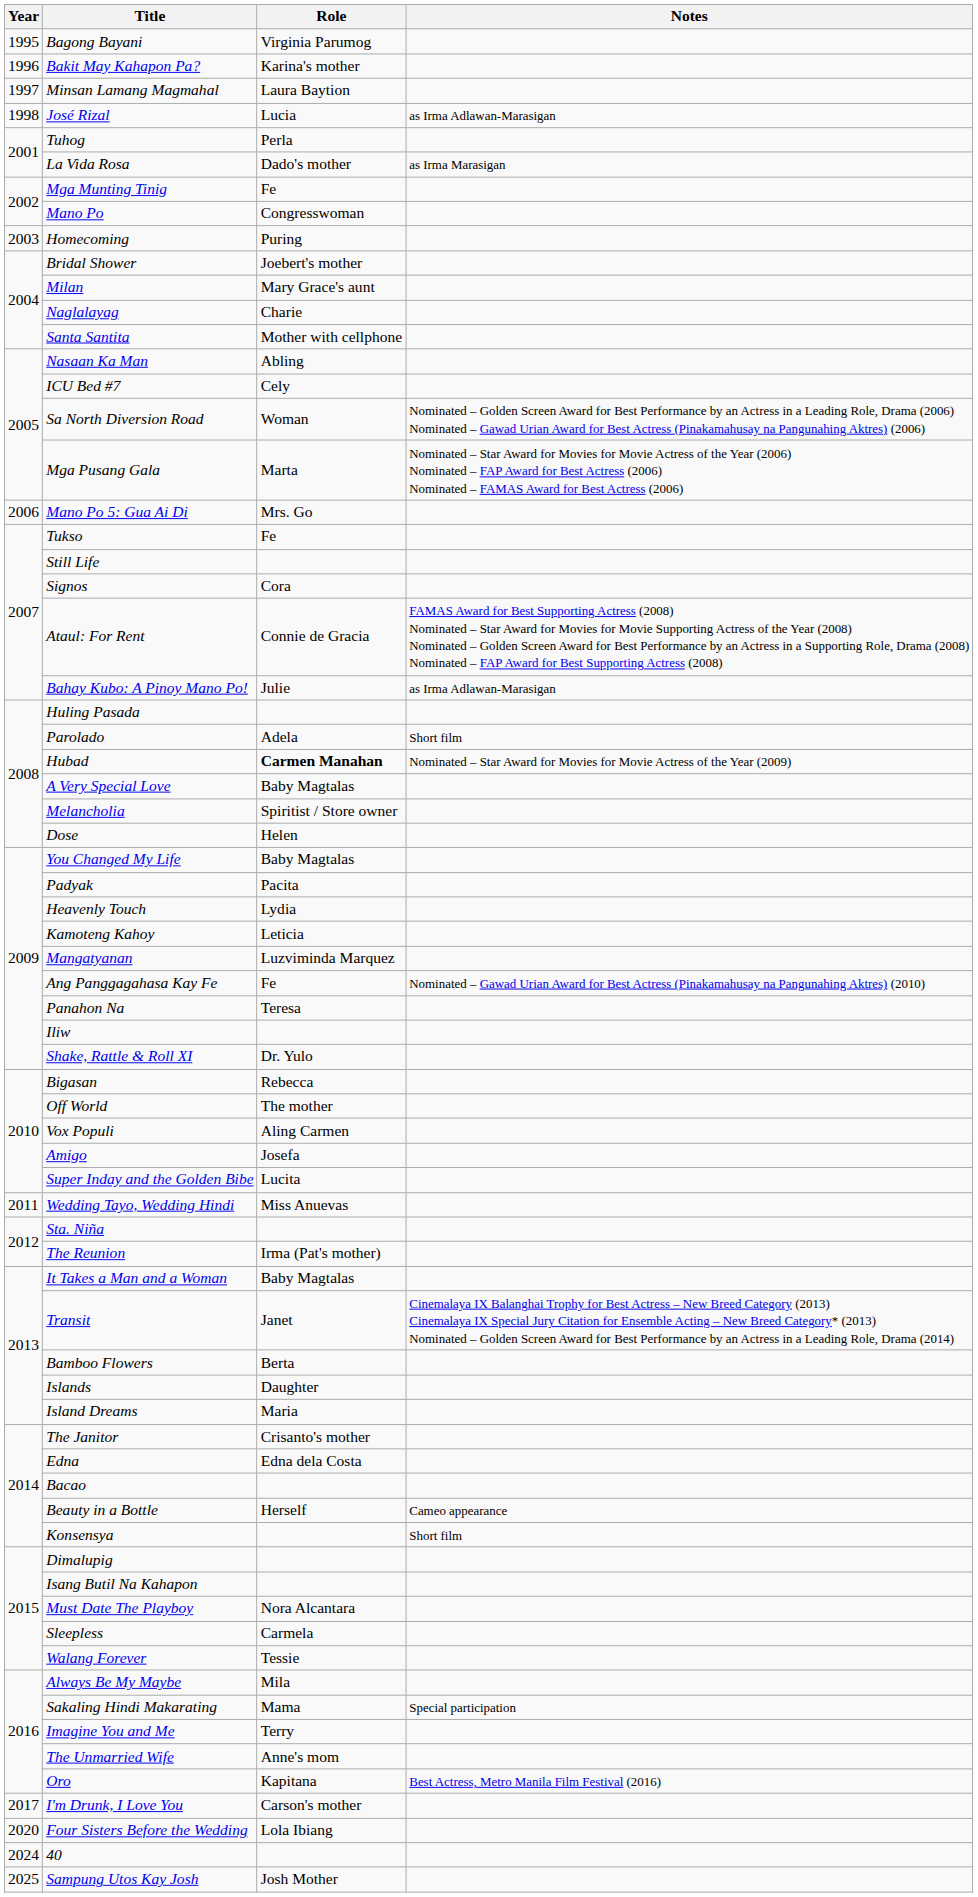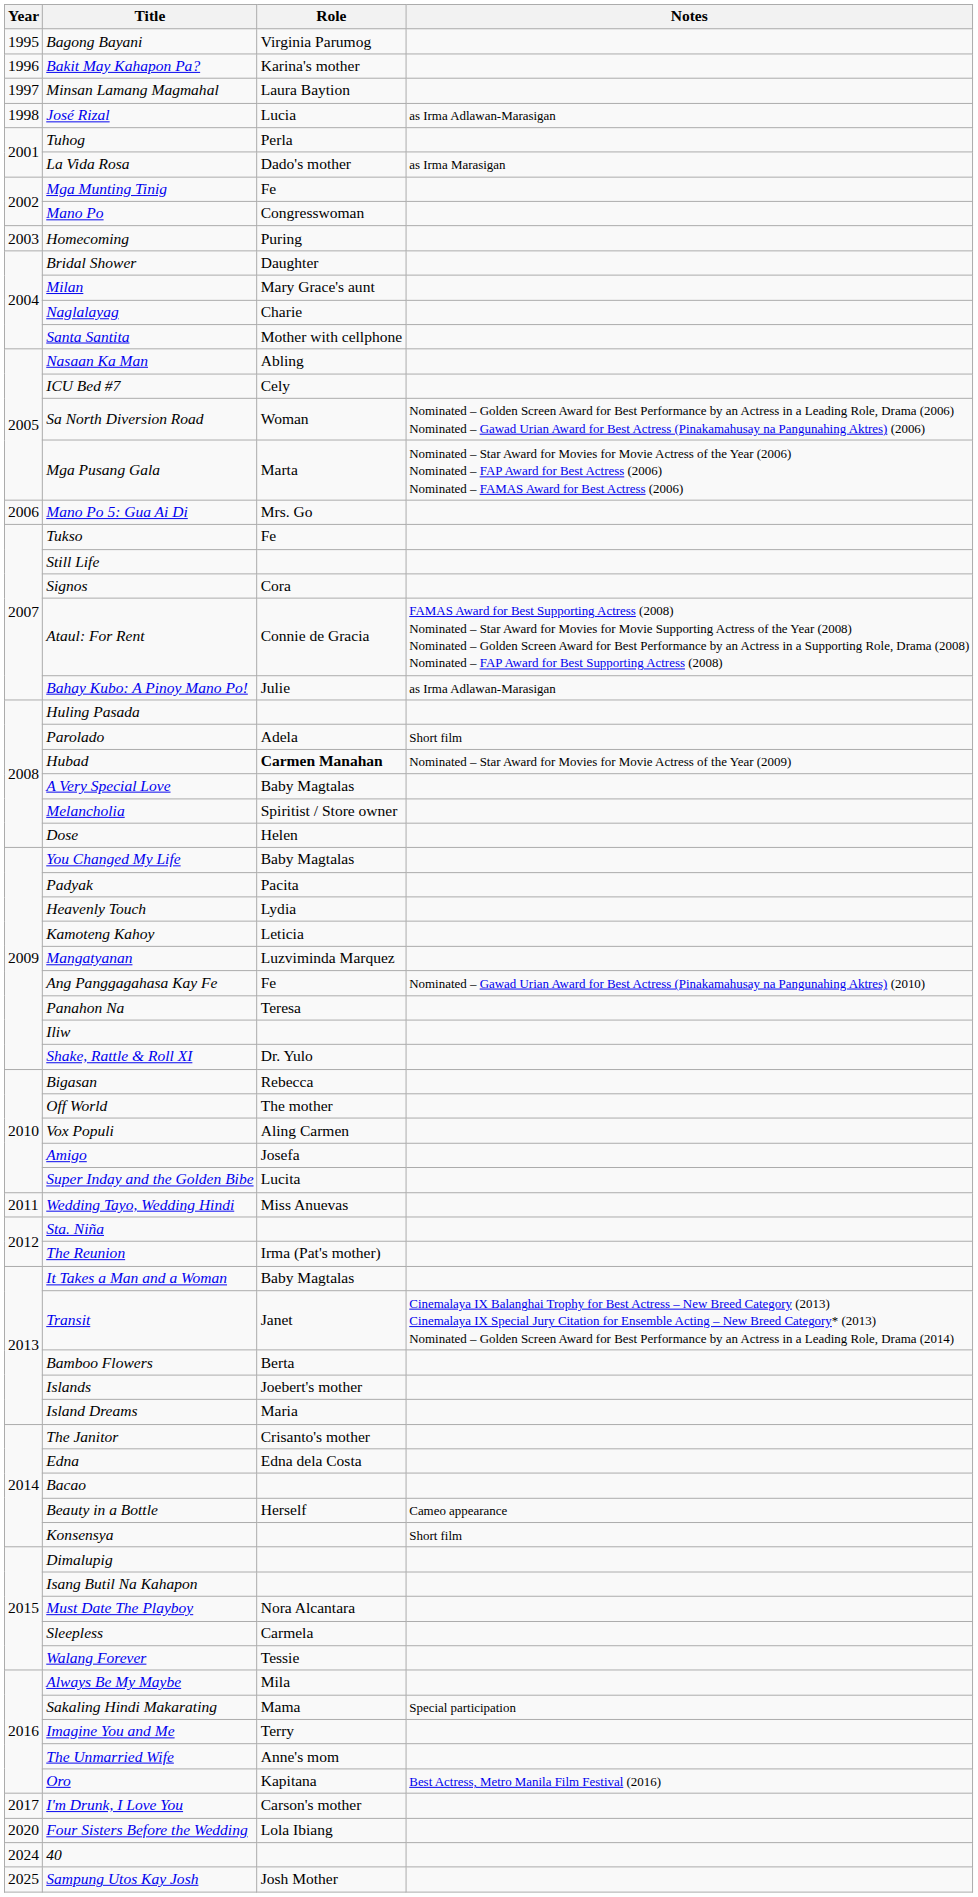(311, 262) Joebert's mother -> (290, 262) Daughter
(290, 1387) Daughter -> (311, 1387) Joebert's mother
